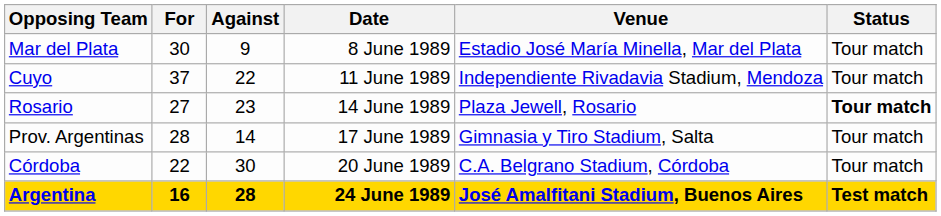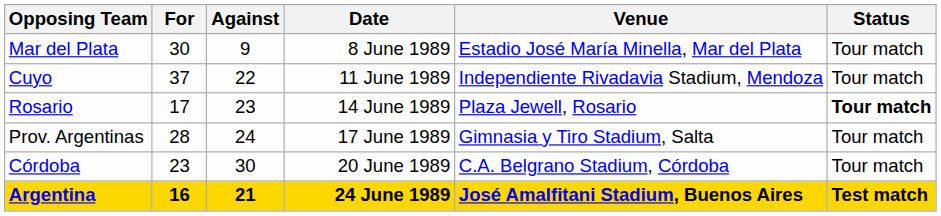(179, 107) 27 -> (179, 107) 17
(245, 136) 14 -> (245, 136) 24
(179, 166) 22 -> (179, 166) 23
(245, 195) 28 -> (245, 195) 21
